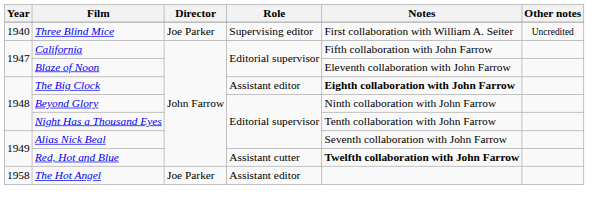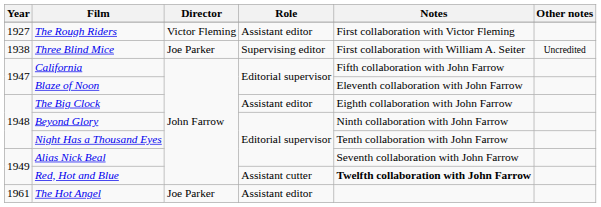+ row: (76, 31)
(18, 31) 1940 -> (18, 49) 1938
(420, 85) bold -> (424, 103) normal
(18, 175) 1958 -> (18, 193) 1961
